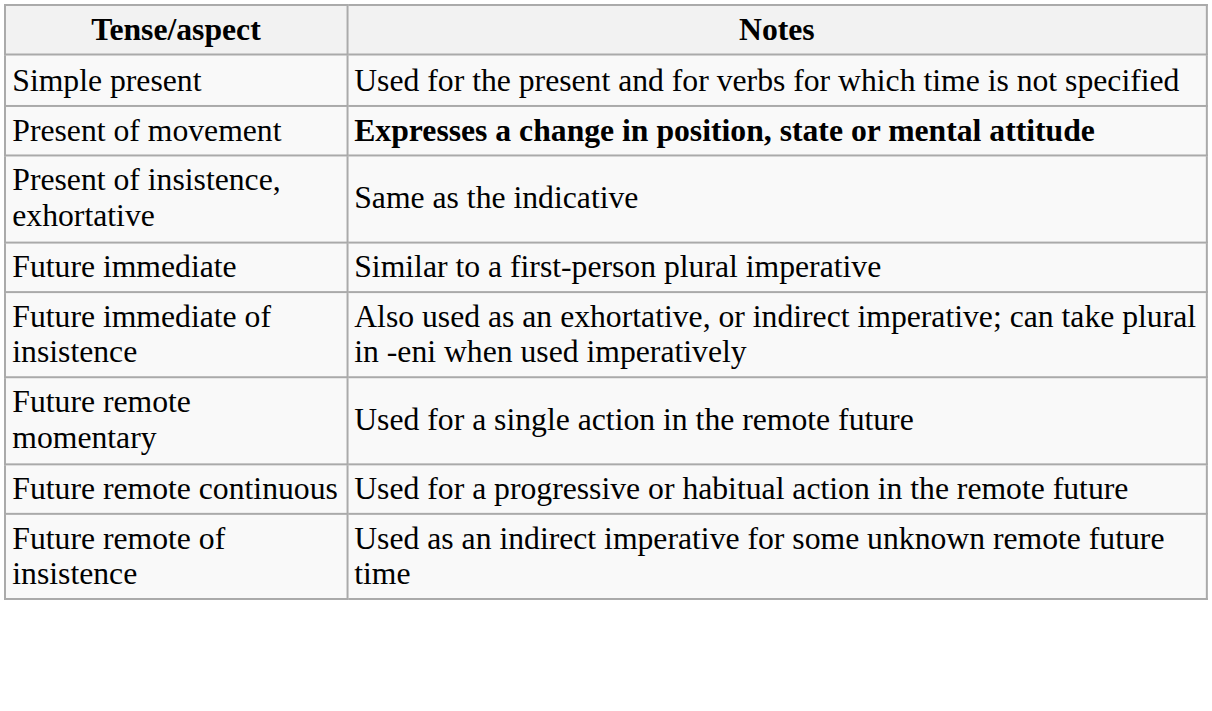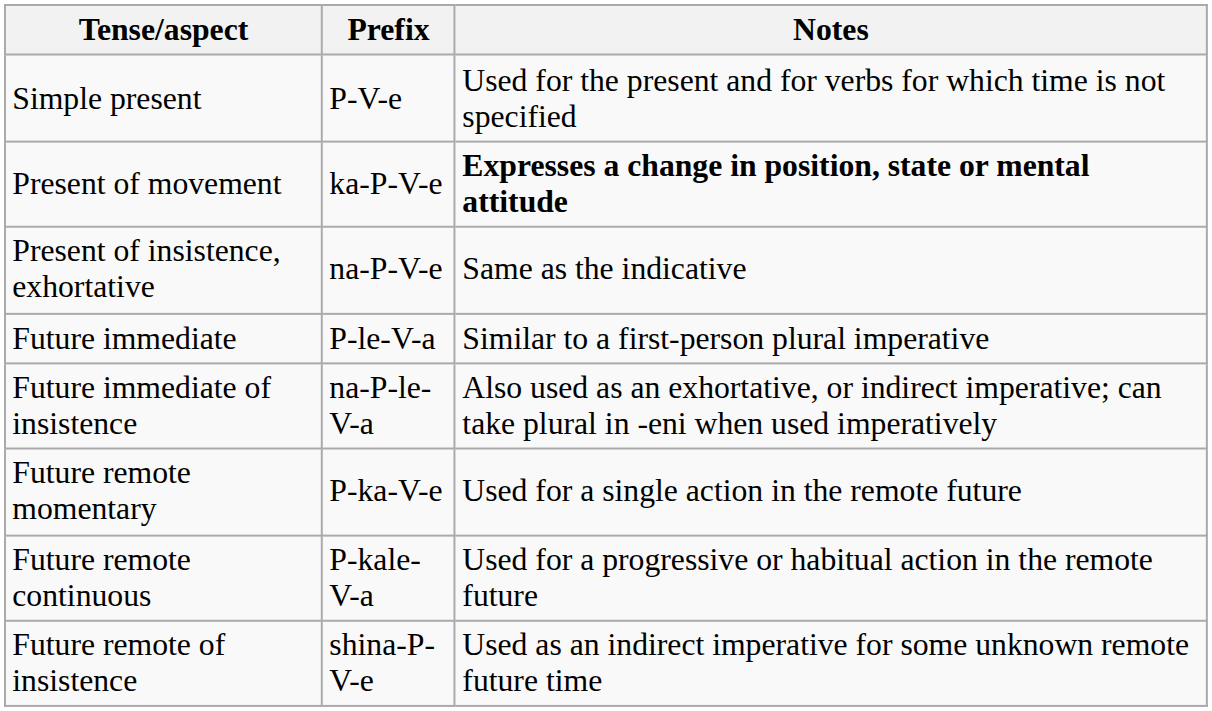+ column: (389, 29)
